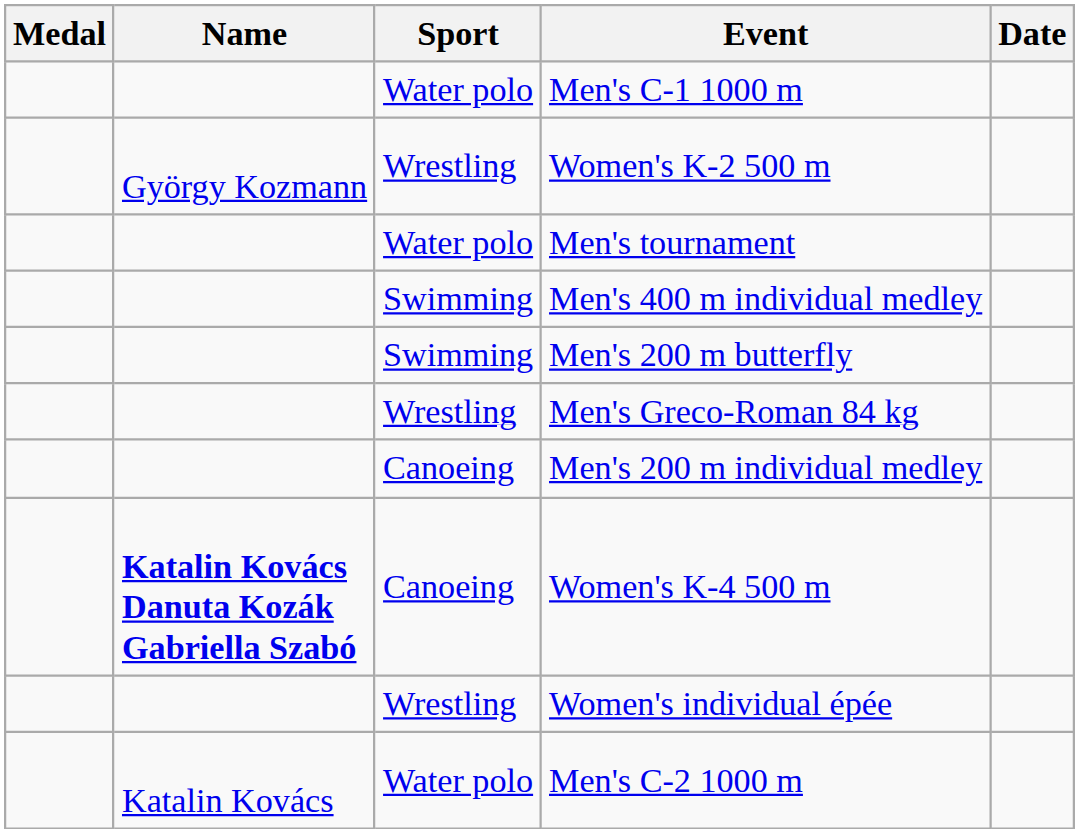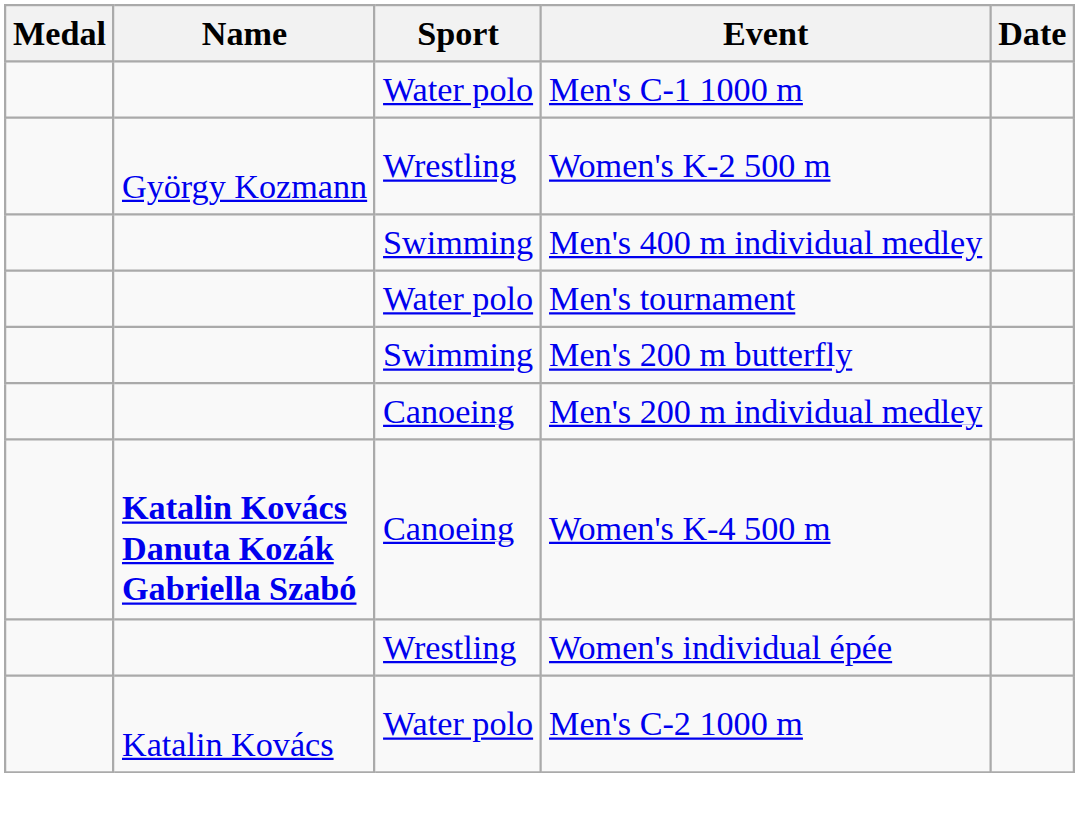rows swapped: (672, 242) <-> (766, 298)
- row: (734, 411)
